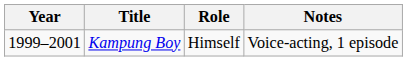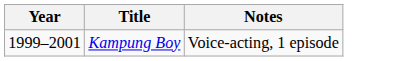- column: (214, 17)
